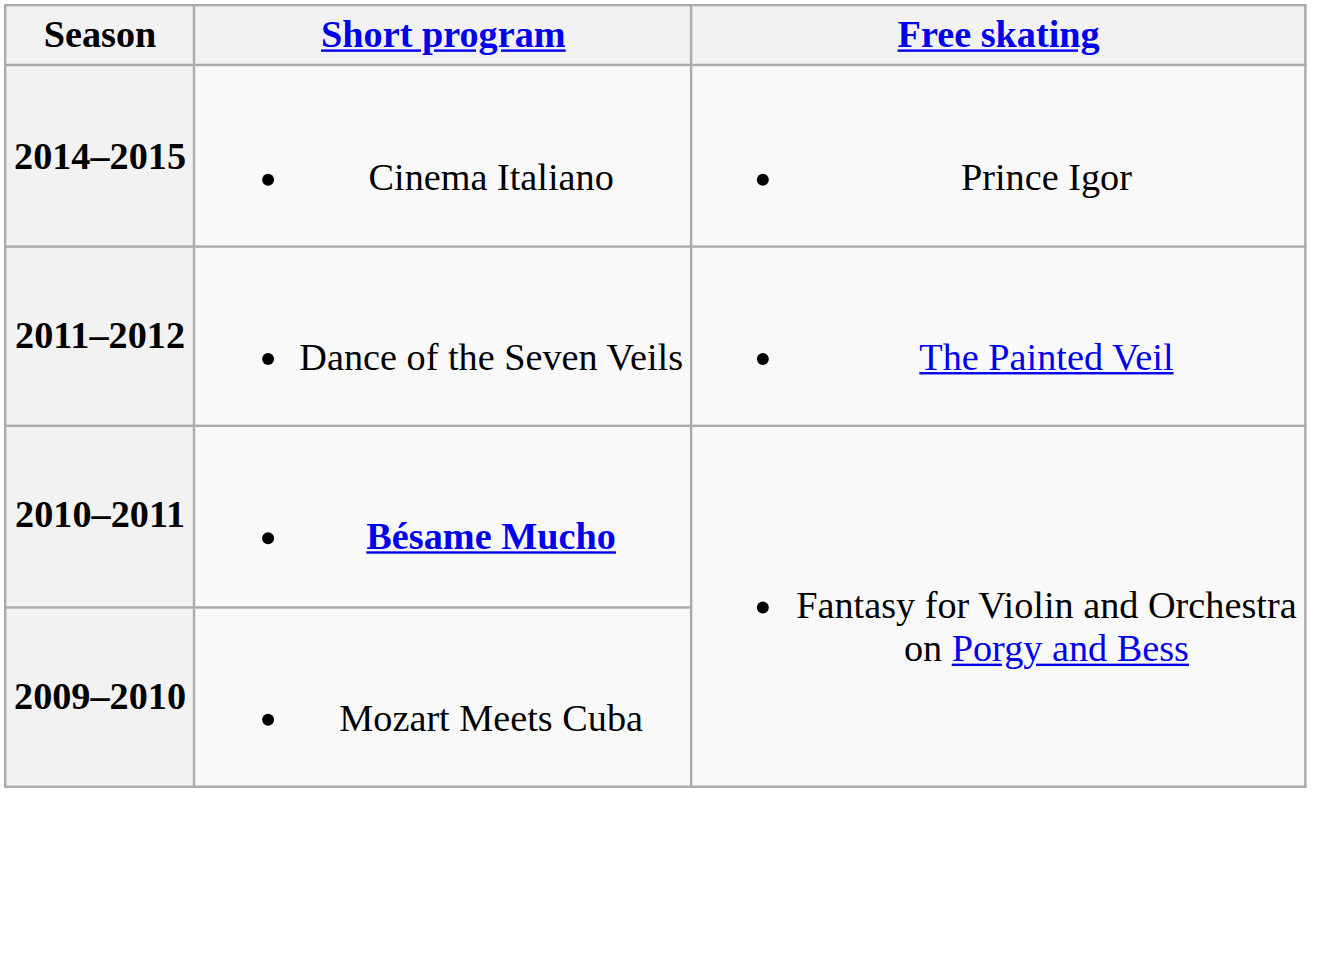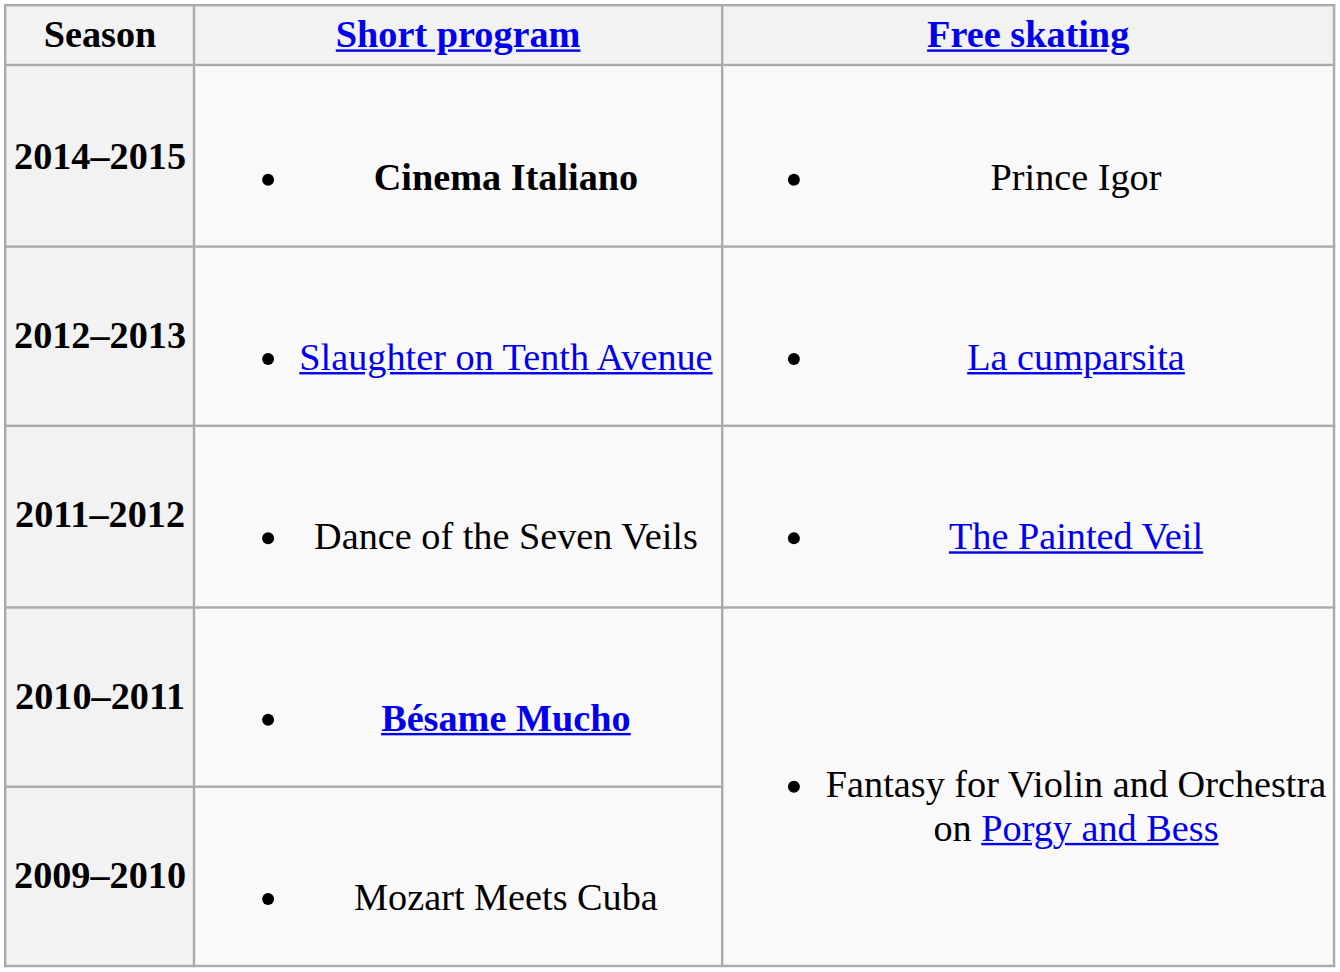(443, 177) normal -> (458, 177) bold
+ row: (100, 335)
